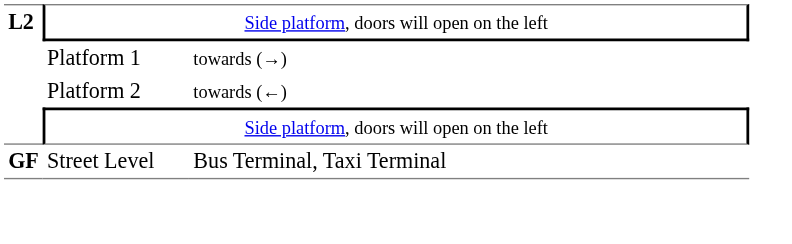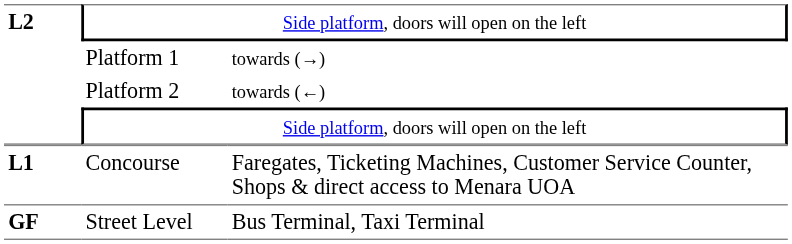+ row: (133, 162)
